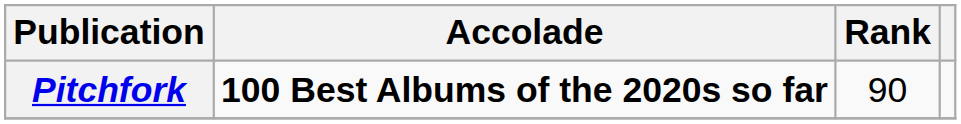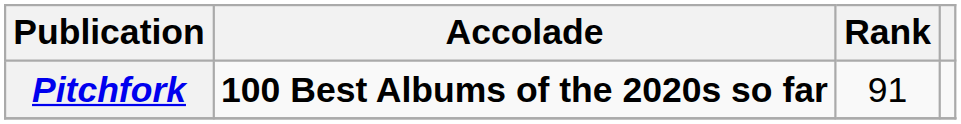(888, 88) 90 -> (888, 88) 91
